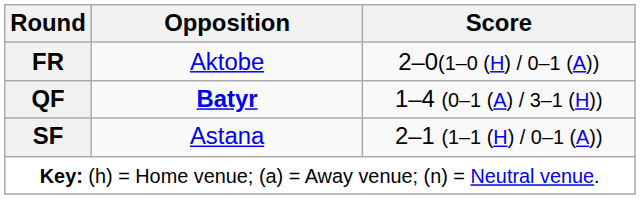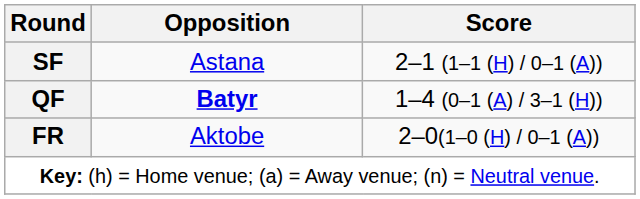rows swapped: (48, 61) <-> (48, 136)
